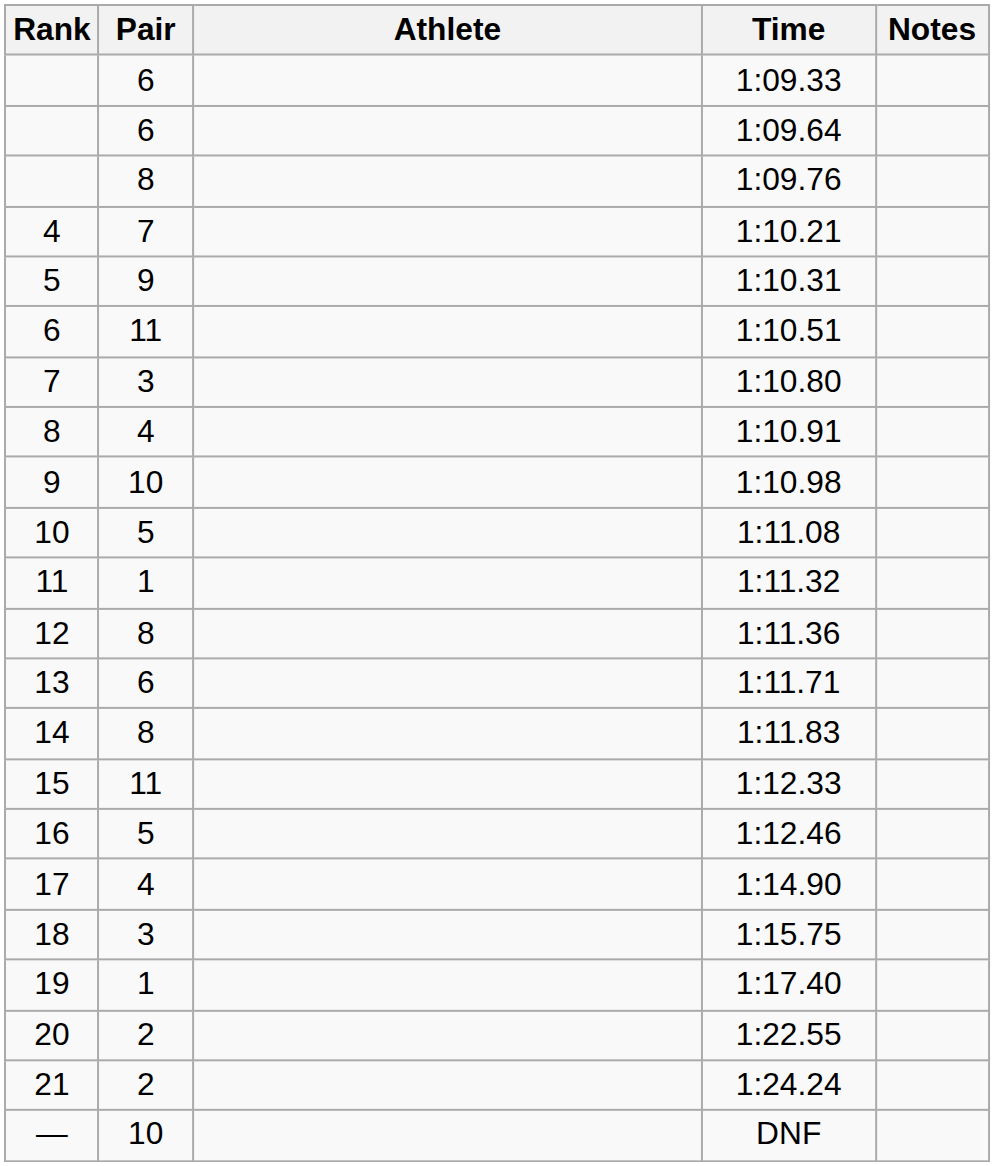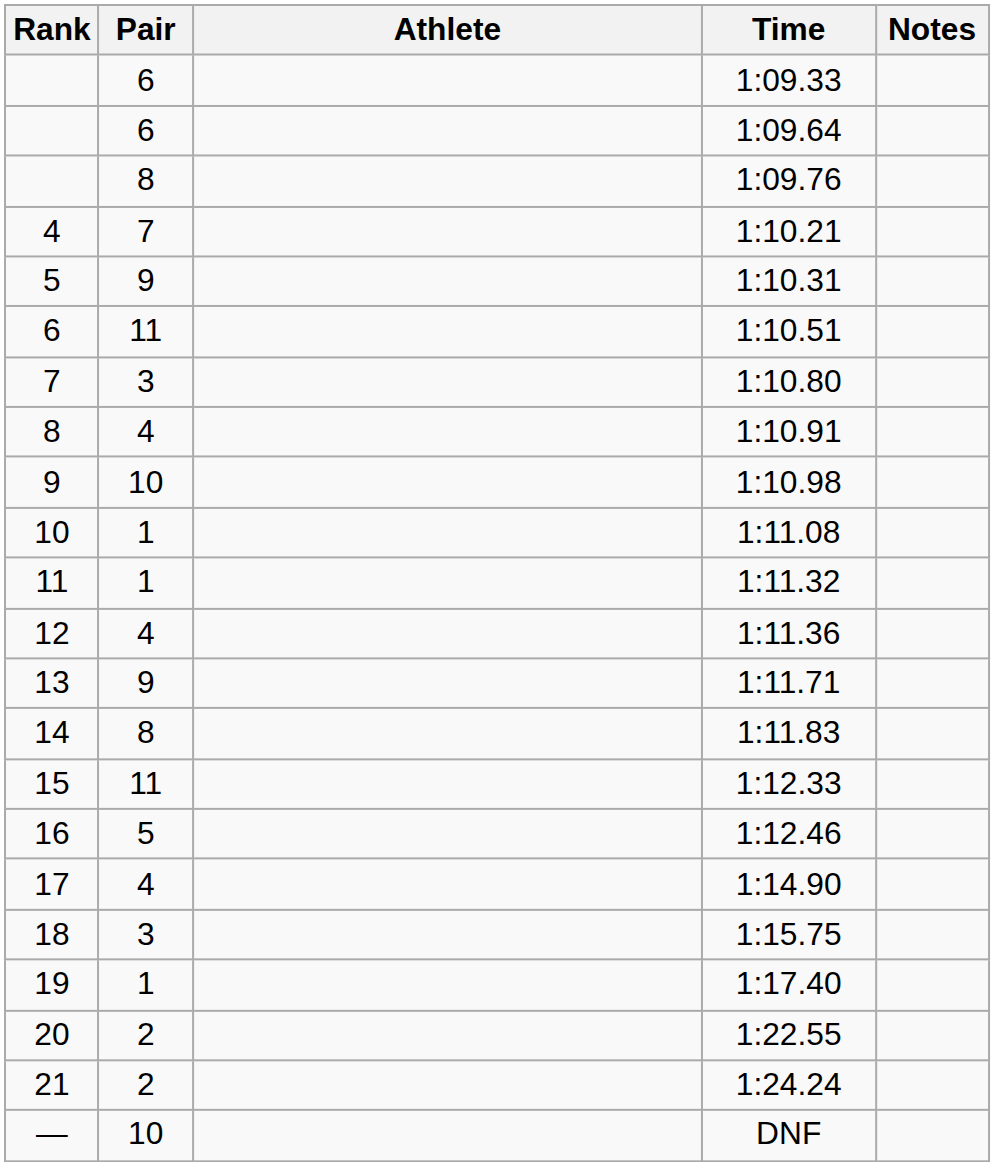(146, 532) 5 -> (146, 532) 1
(146, 632) 8 -> (146, 632) 4
(146, 682) 6 -> (146, 682) 9
